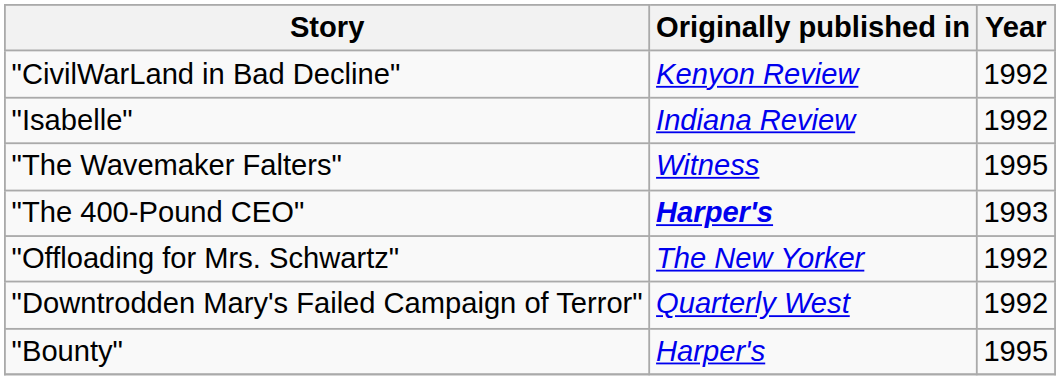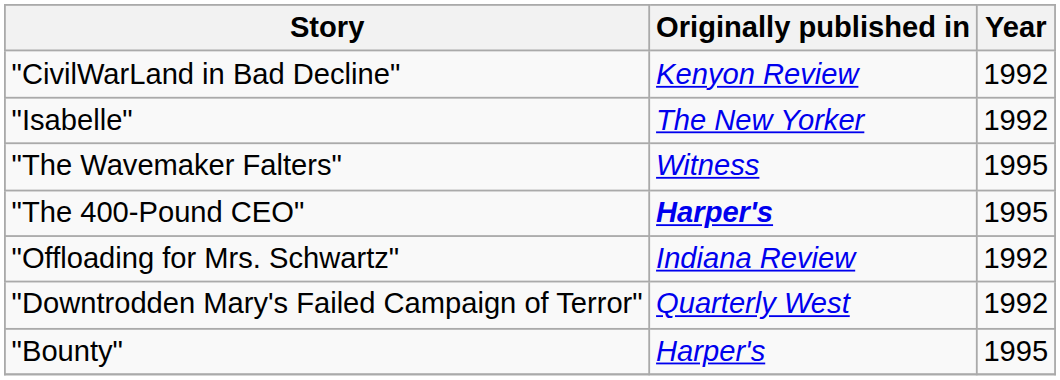(756, 119) Indiana Review -> (760, 119) The New Yorker
(1016, 212) 1993 -> (1016, 212) 1995
(760, 258) The New Yorker -> (756, 258) Indiana Review
